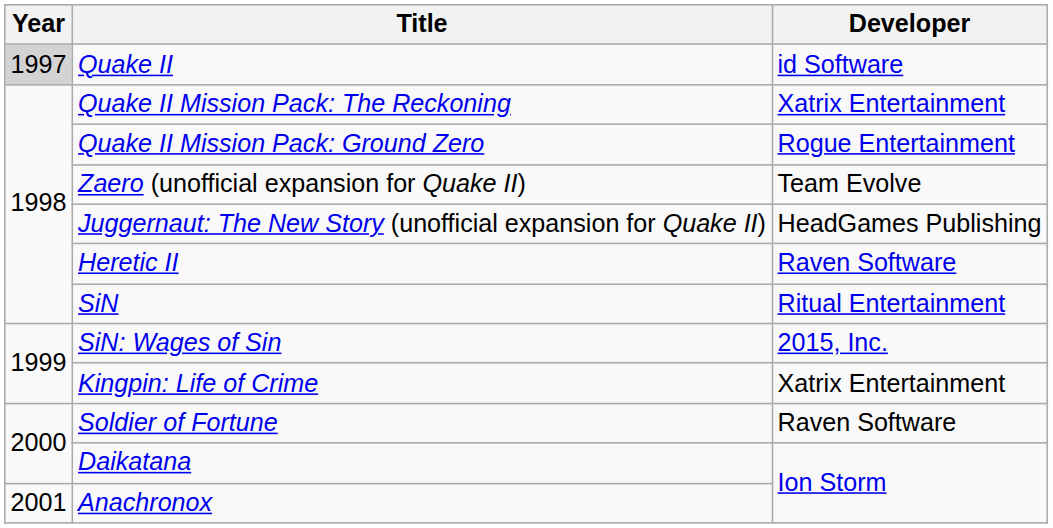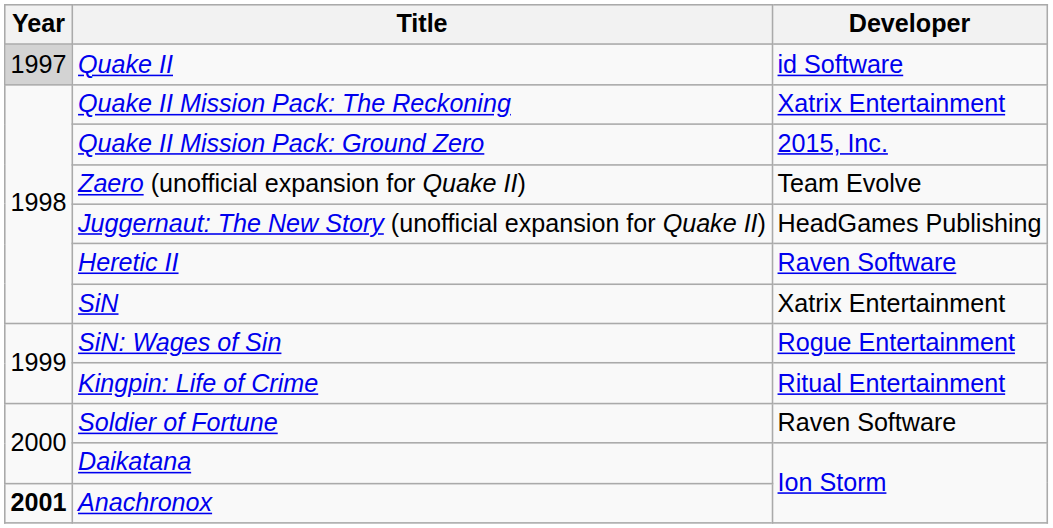(896, 143) Rogue Entertainment -> (833, 143) 2015, Inc.
(891, 303) Ritual Entertainment -> (891, 303) Xatrix Entertainment
(833, 343) 2015, Inc. -> (896, 343) Rogue Entertainment
(891, 382) Xatrix Entertainment -> (891, 382) Ritual Entertainment
(39, 502) normal -> (39, 502) bold
